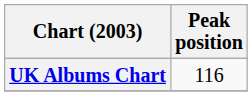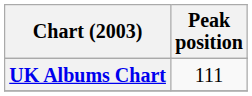(209, 74) 116 -> (209, 74) 111
